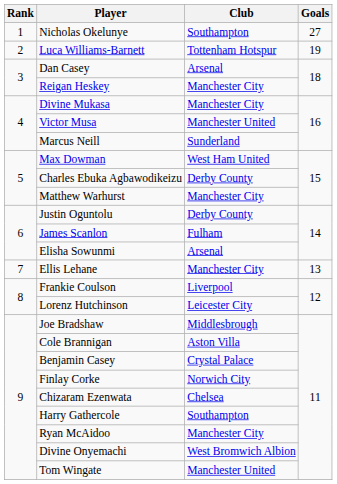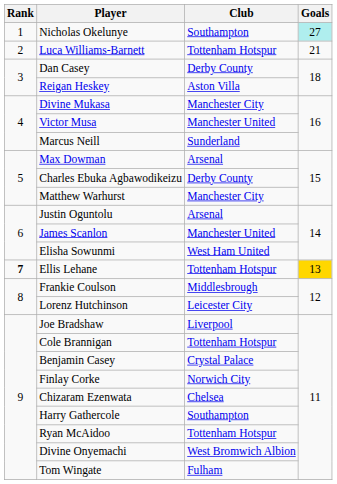(315, 31) no background -> (315, 31) paleturquoise background
(315, 50) 19 -> (315, 50) 21
(205, 68) Arsenal -> (220, 68) Derby County
(225, 86) Manchester City -> (213, 86) Aston Villa
(228, 159) West Ham United -> (205, 159) Arsenal
(220, 214) Derby County -> (205, 214) Arsenal
(205, 232) Fulham -> (231, 232) Manchester United
(205, 251) Arsenal -> (228, 251) West Ham United
(20, 269) normal -> (20, 269) bold
(225, 269) Manchester City -> (232, 269) Tottenham Hotspur
(315, 269) no background -> (315, 269) gold background
(210, 287) Liverpool -> (222, 287) Middlesbrough
(222, 324) Middlesbrough -> (210, 324) Liverpool
(213, 342) Aston Villa -> (232, 342) Tottenham Hotspur
(225, 433) Manchester City -> (232, 433) Tottenham Hotspur
(231, 470) Manchester United -> (205, 470) Fulham
